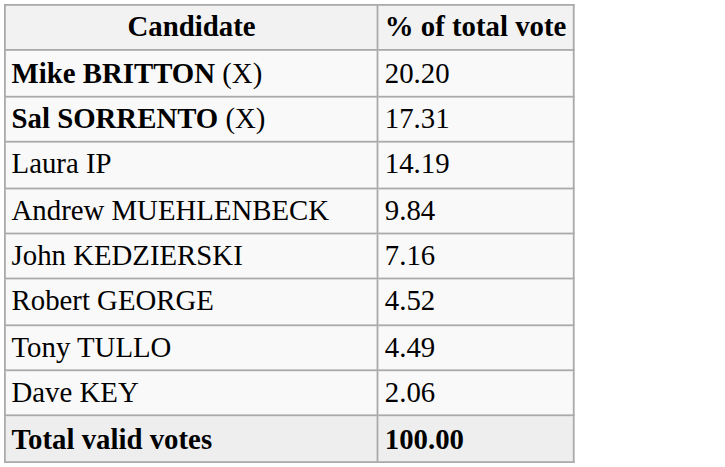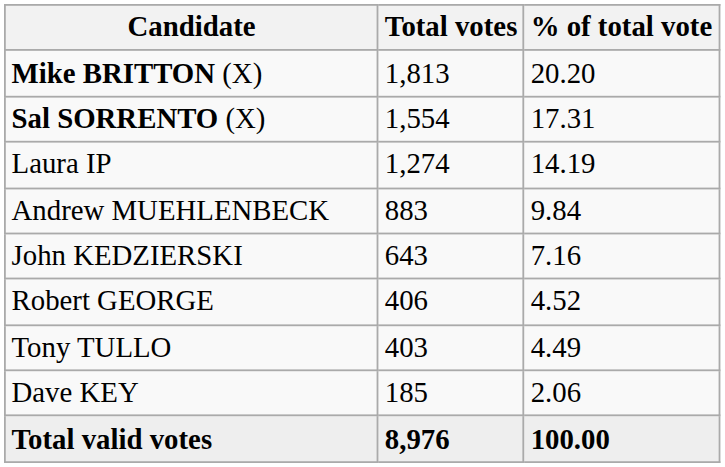+ column: (451, 27)
